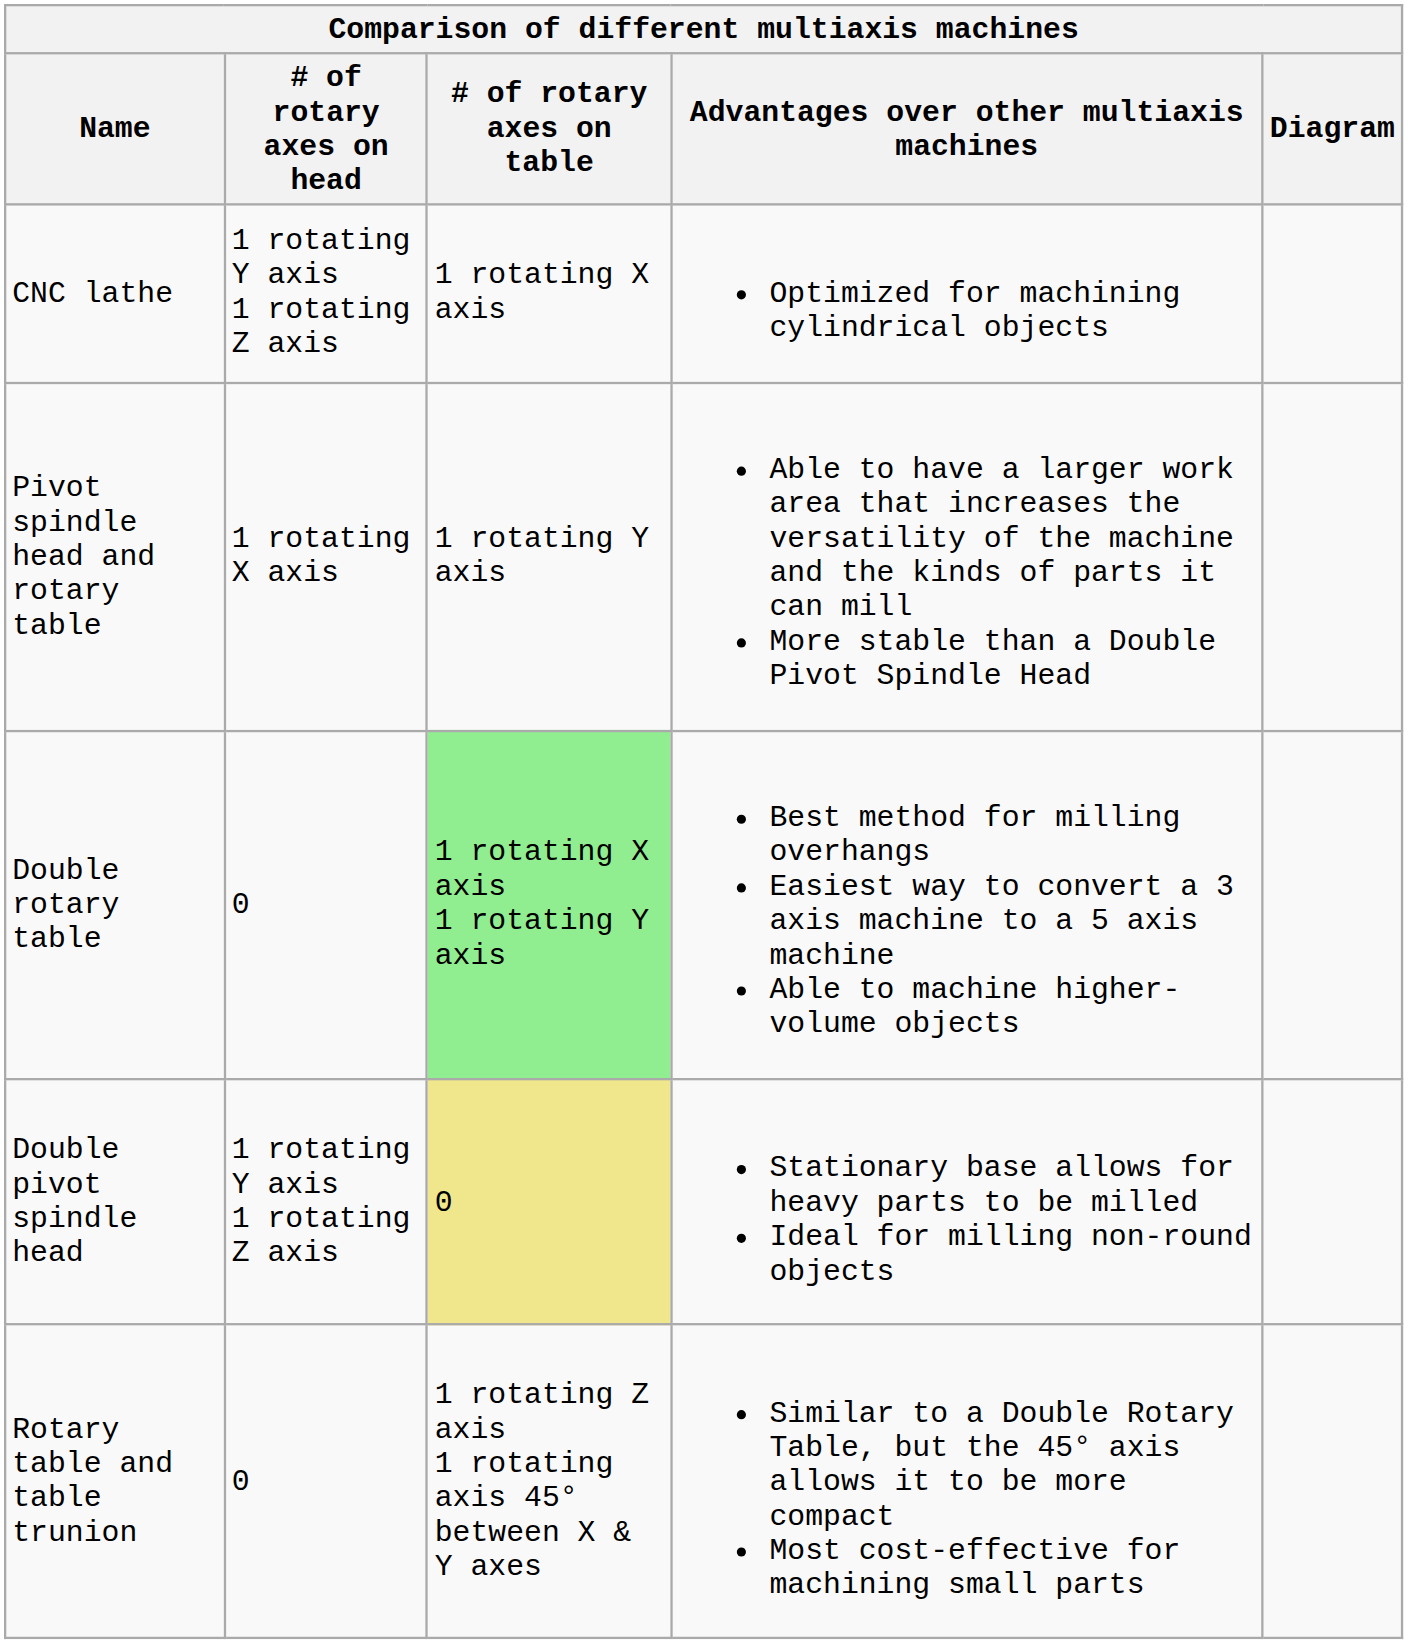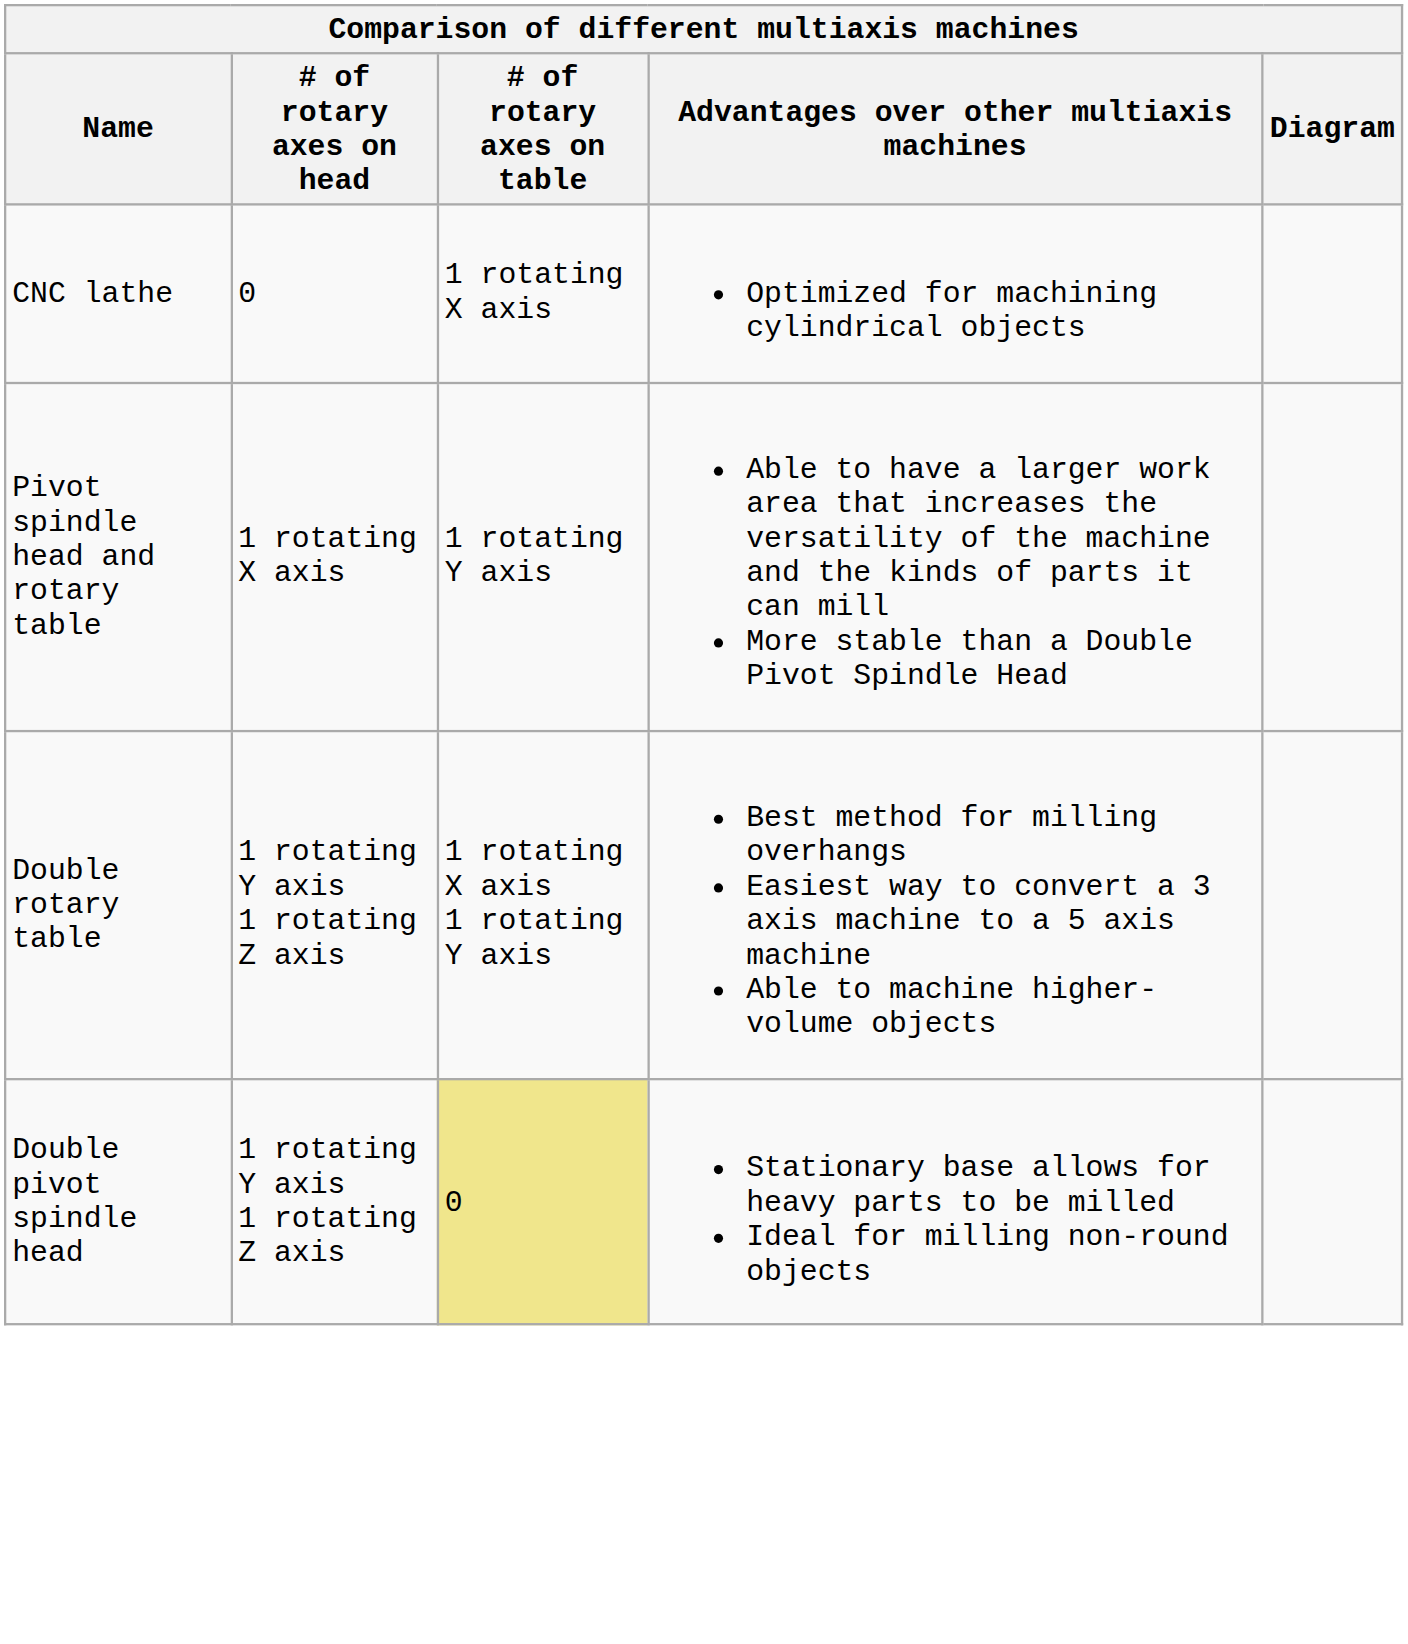(321, 294) 1 rotating Y axis 1 rotating Z axis -> (247, 294) 0
(241, 905) 0 -> (328, 905) 1 rotating Y axis 1 rotating Z axis
(542, 905) lightgreen background -> (534, 905) no background
- row: (93, 1482)
